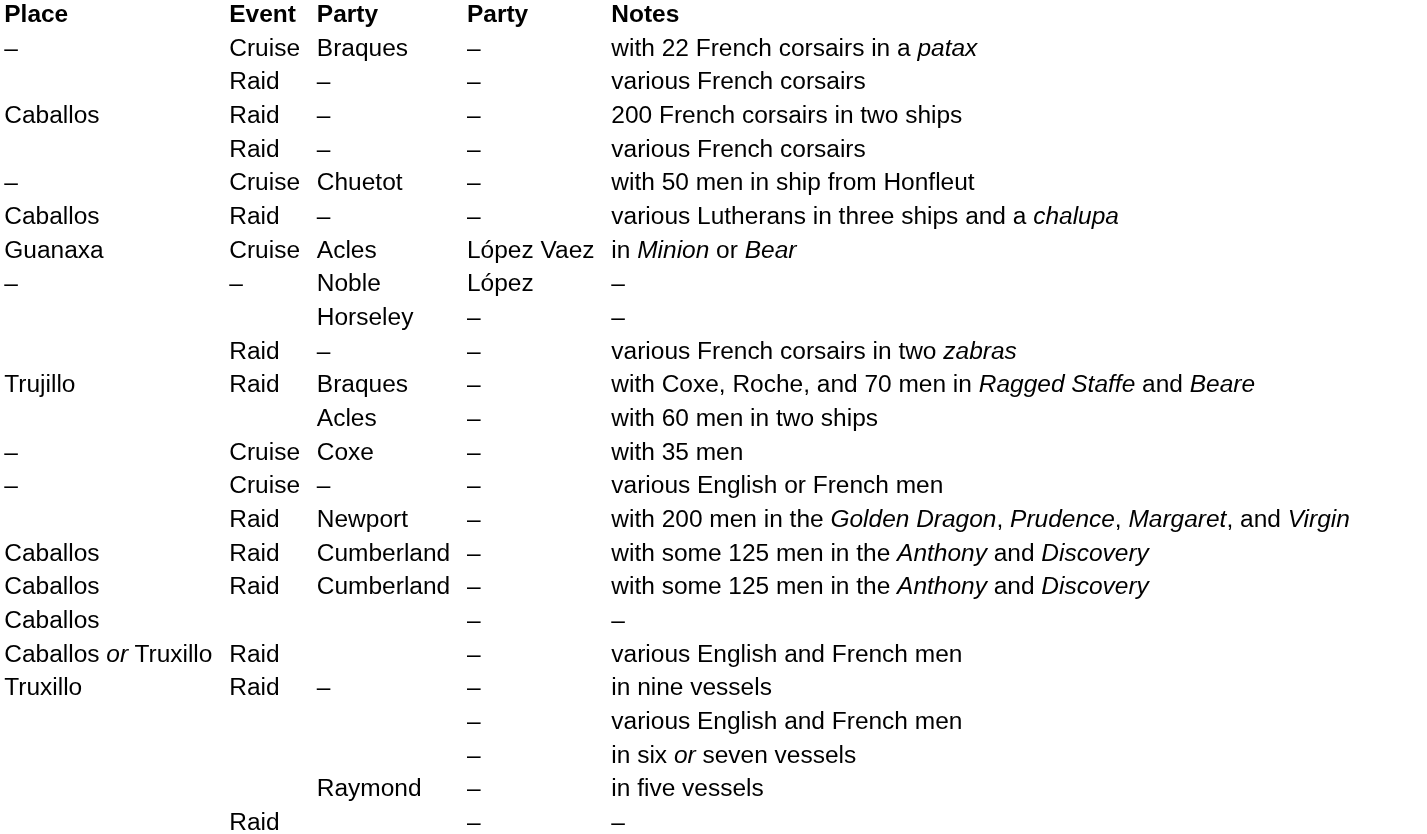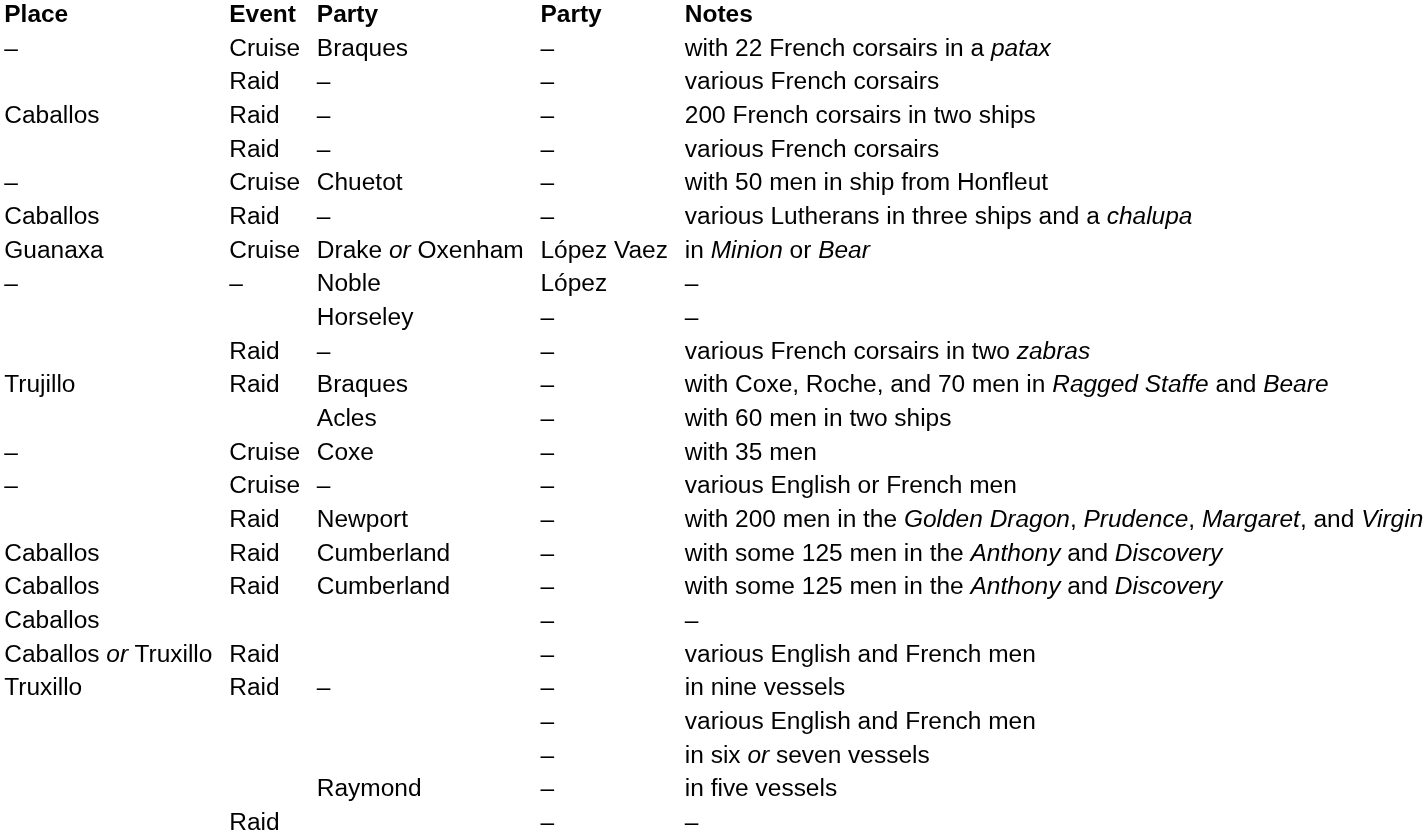(347, 249) Acles -> (420, 249) Drake or Oxenham
